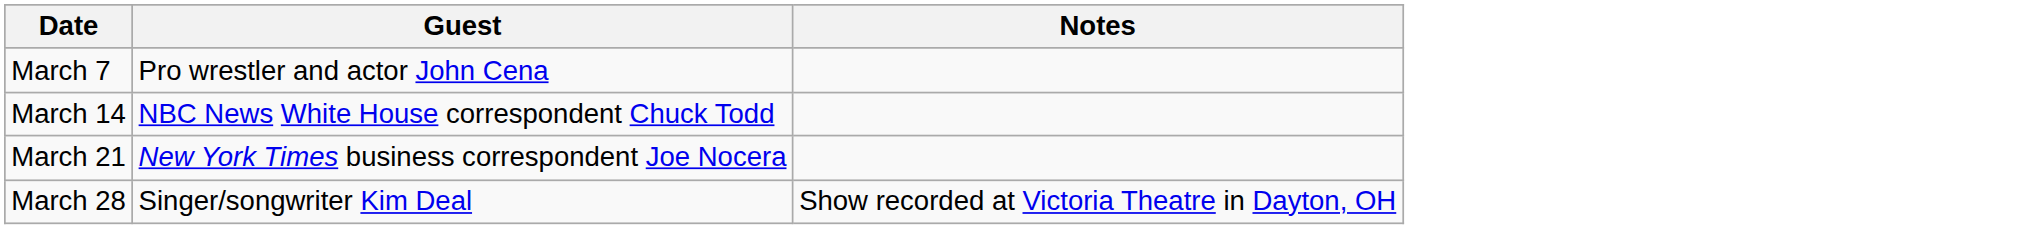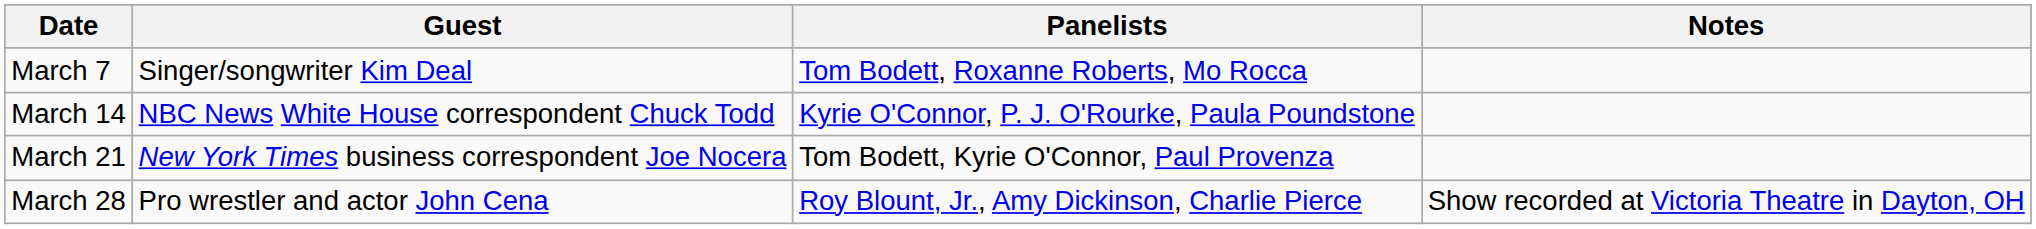+ column: (1107, 26)
(344, 69) Pro wrestler and actor John Cena -> (305, 69) Singer/songwriter Kim Deal
(305, 200) Singer/songwriter Kim Deal -> (344, 200) Pro wrestler and actor John Cena
